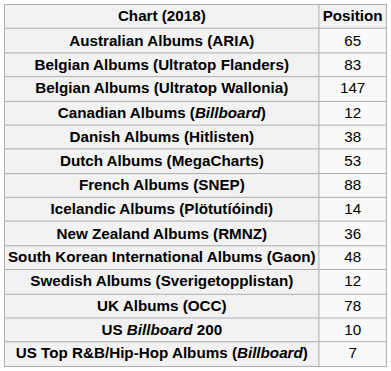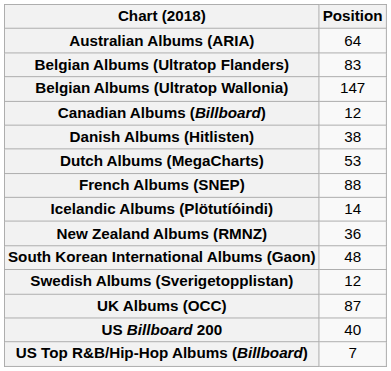(353, 40) 65 -> (353, 40) 64
(353, 305) 78 -> (353, 305) 87
(353, 329) 10 -> (353, 329) 40
